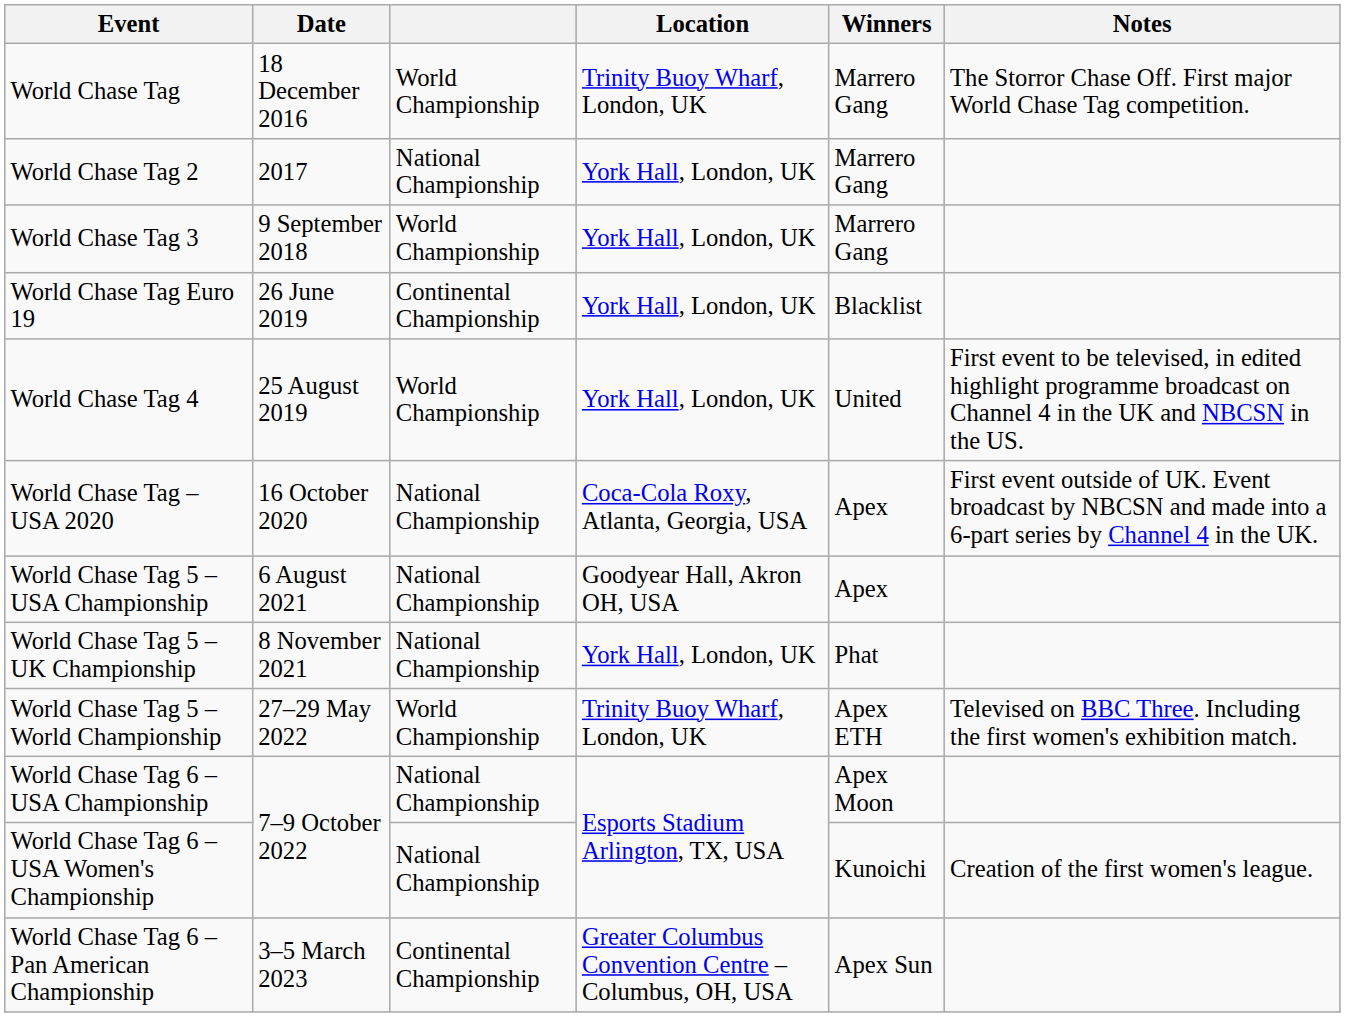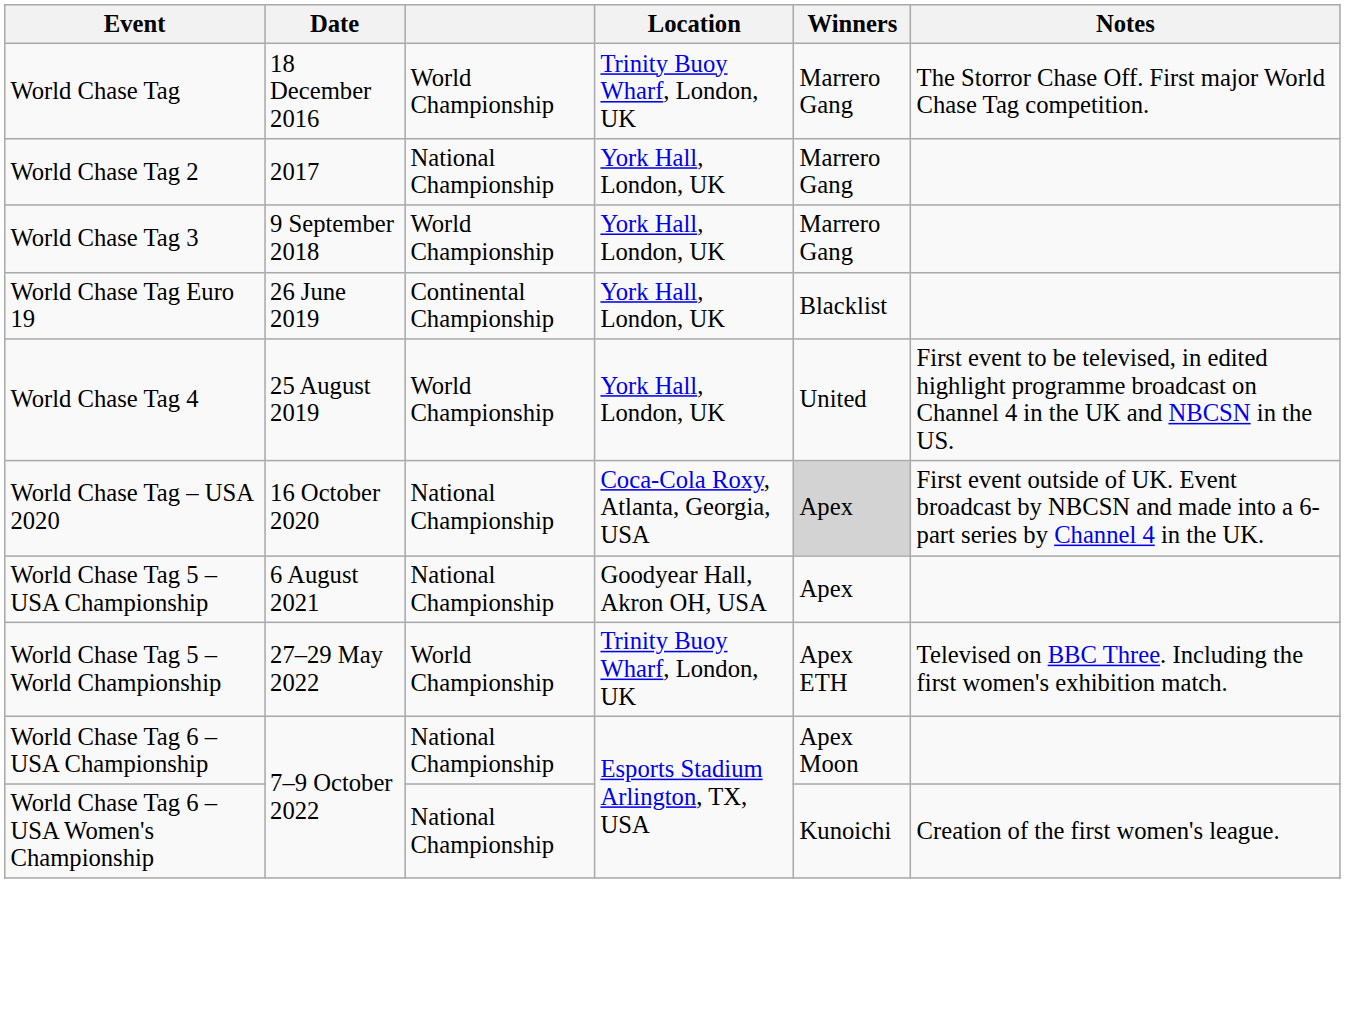(861, 507) no background -> (826, 507) lightgrey background
- row: (114, 655)
- row: (114, 964)
